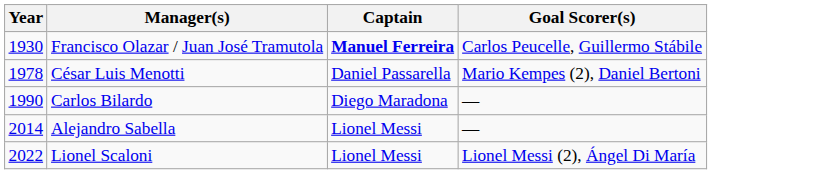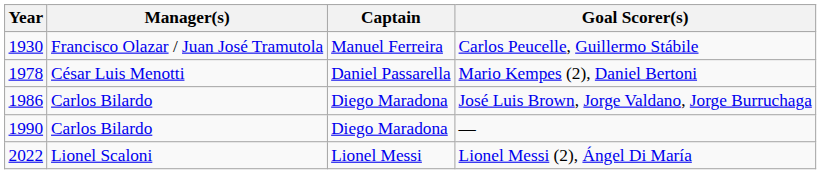(393, 45) bold -> (387, 45) normal
+ row: (26, 100)
- row: (26, 127)
